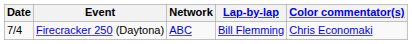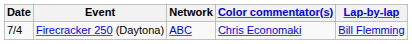columns swapped: (251, 13) <-> (347, 13)
